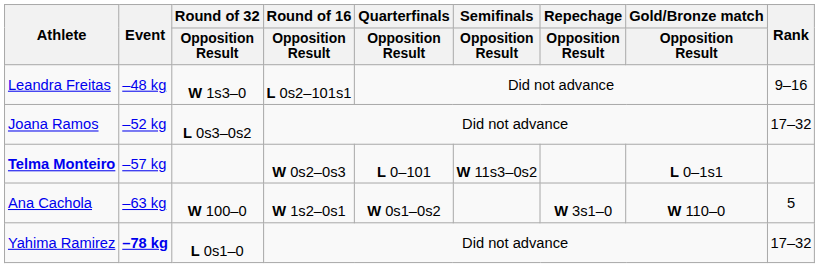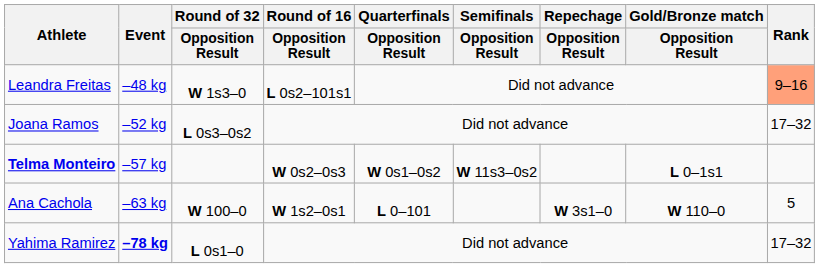(791, 85) no background -> (791, 85) lightsalmon background
(404, 172) L 0–101 -> (404, 172) W 0s1–0s2
(404, 212) W 0s1–0s2 -> (404, 212) L 0–101
